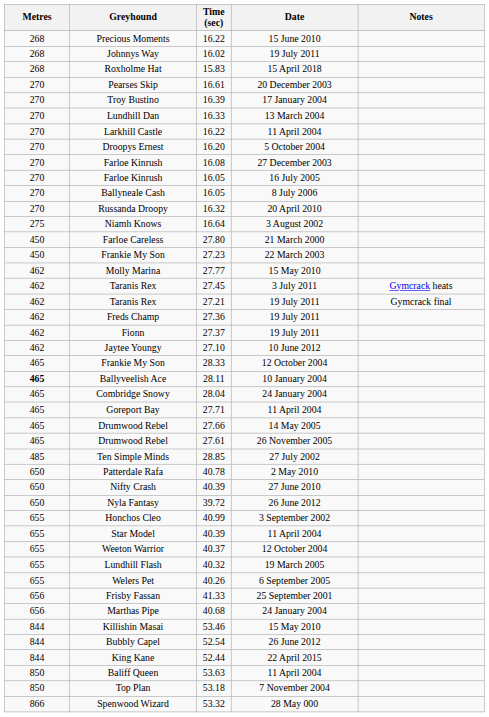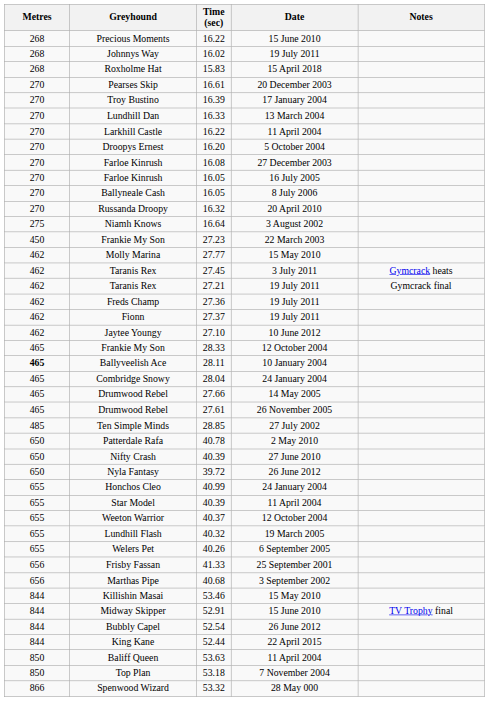- row: (133, 239)
- row: (133, 410)
(295, 518) 3 September 2002 -> (295, 487) 24 January 2004
(295, 611) 24 January 2004 -> (295, 580) 3 September 2002
+ row: (133, 611)
